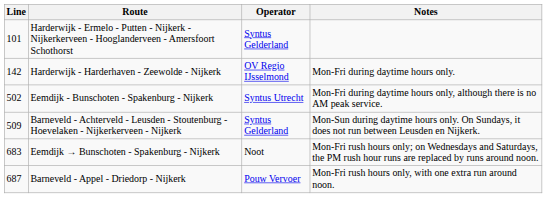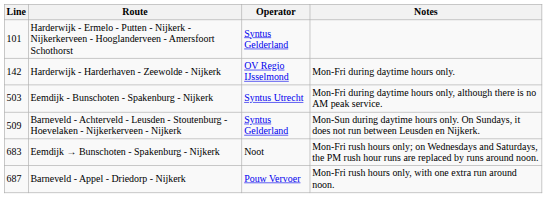(14, 98) 502 -> (14, 98) 503
